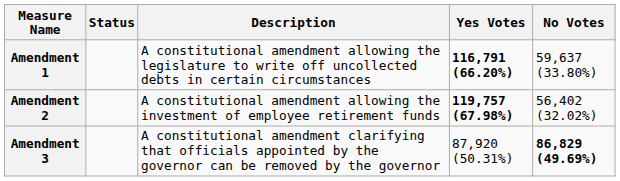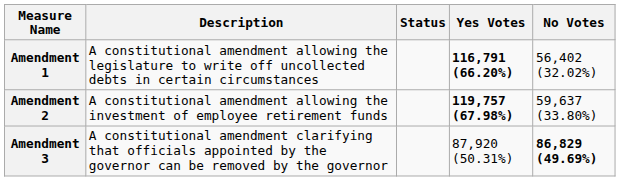columns swapped: (293, 22) <-> (112, 22)
(567, 65) 59,637 (33.80%) -> (567, 65) 56,402 (32.02%)
(567, 108) 56,402 (32.02%) -> (567, 108) 59,637 (33.80%)
